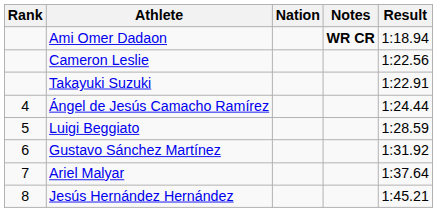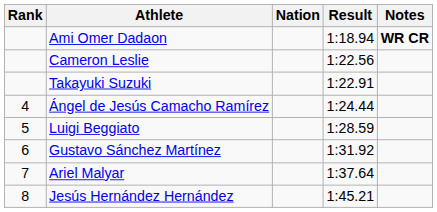columns swapped: (405, 15) <-> (351, 15)
